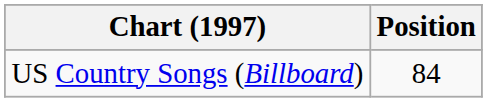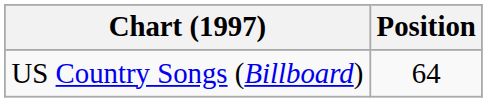(426, 73) 84 -> (426, 73) 64
